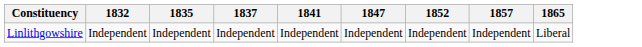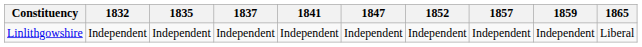+ column: (565, 13)
